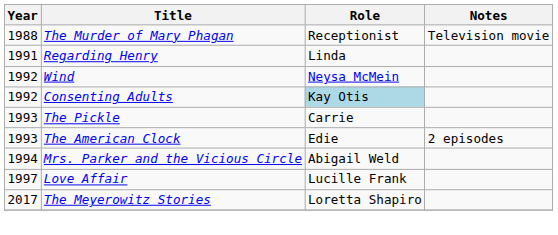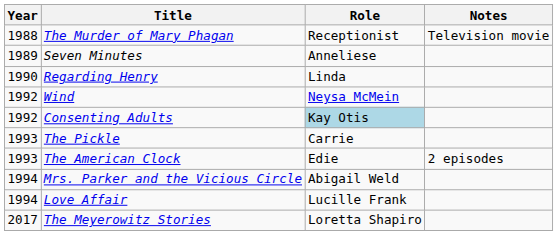+ row: (93, 56)
(23, 56) 1991 -> (23, 76) 1990
(23, 179) 1997 -> (23, 200) 1994
